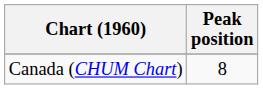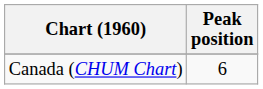(222, 68) 8 -> (222, 68) 6
